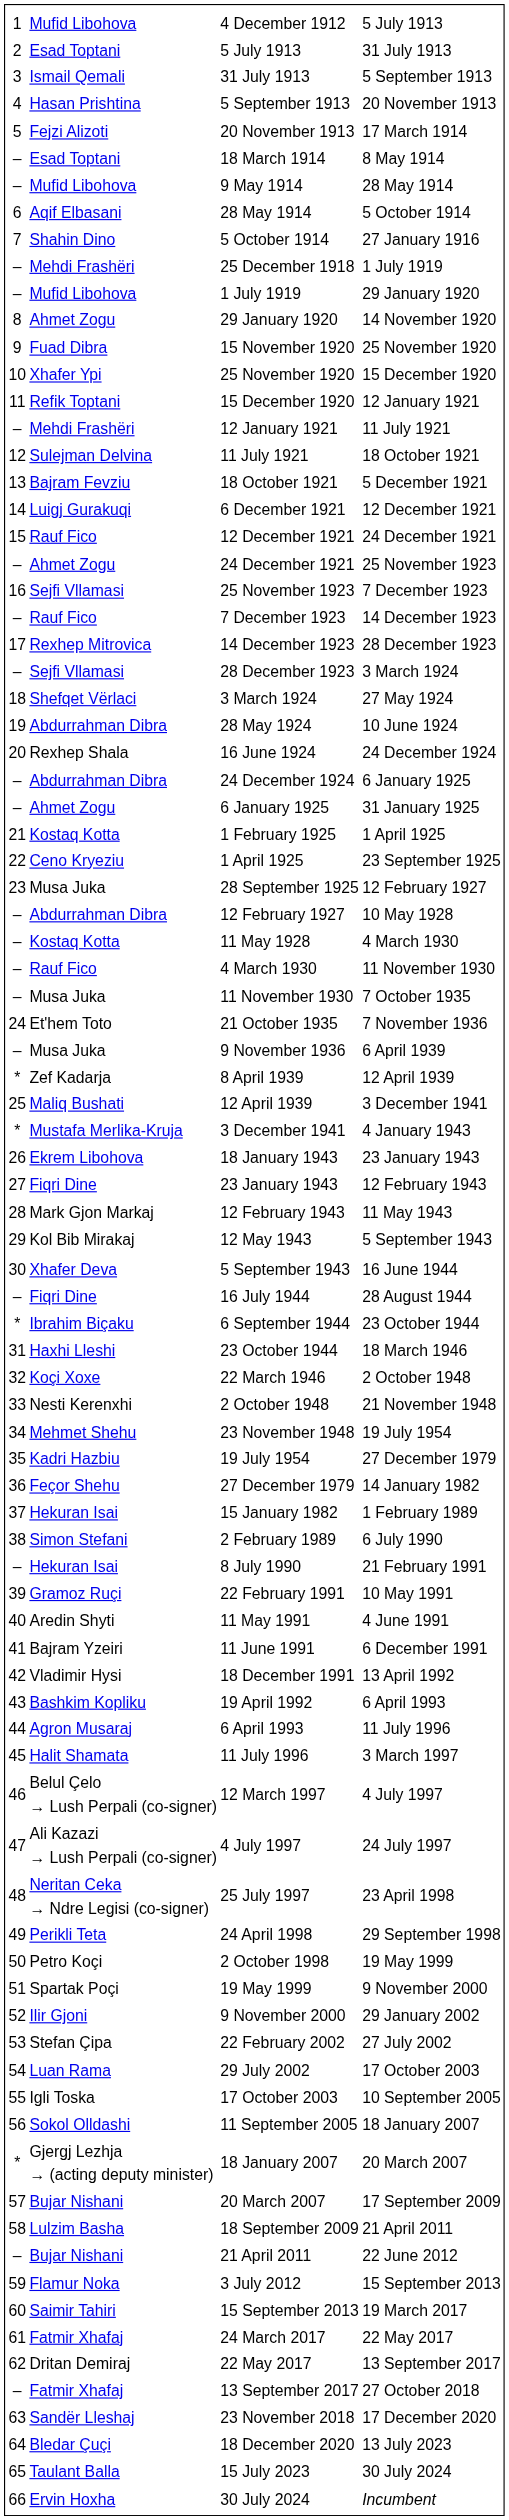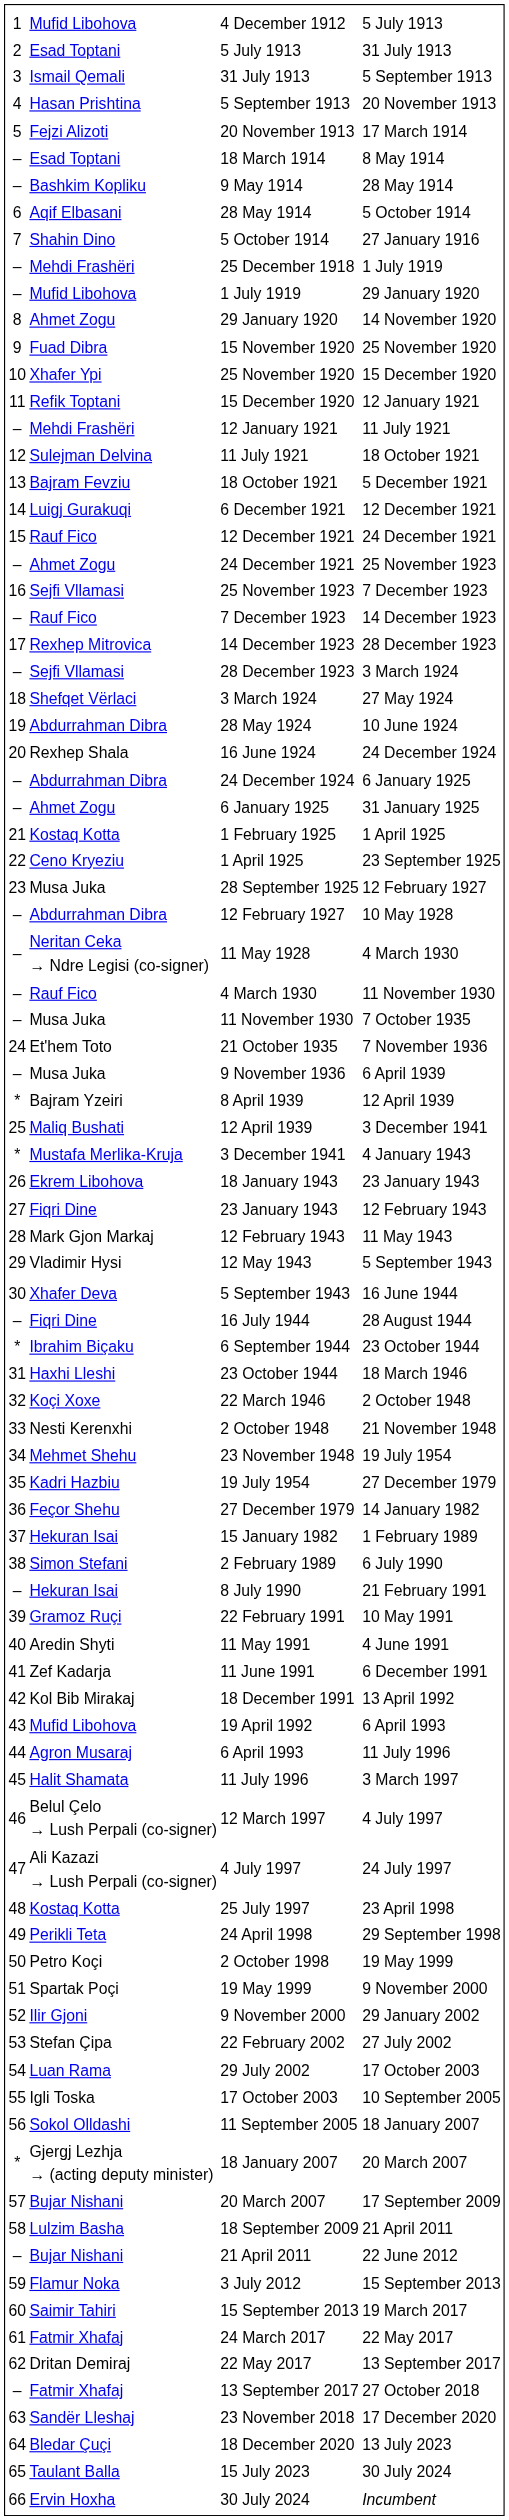(83, 185) Mufid Libohova -> (88, 185) Bashkim Kopliku
(75, 942) Kostaq Kotta -> (119, 954) Neritan Ceka → Ndre Legisi (co-signer)
(70, 1077) Zef Kadarja -> (76, 1100) Bajram Yzeiri
(82, 1239) Kol Bib Mirakaj -> (75, 1263) Vladimir Hysi
(76, 1648) Bajram Yzeiri -> (70, 1671) Zef Kadarja
(75, 1675) Vladimir Hysi -> (82, 1698) Kol Bib Mirakaj
(88, 1702) Bashkim Kopliku -> (83, 1725) Mufid Libohova
(119, 1896) Neritan Ceka → Ndre Legisi (co-signer) -> (75, 1908) Kostaq Kotta
